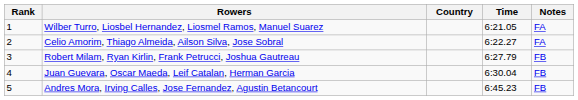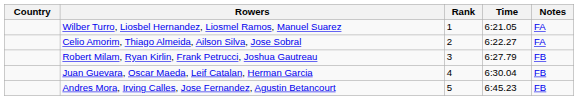columns swapped: (23, 12) <-> (454, 12)
